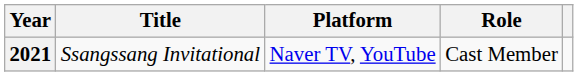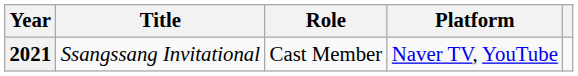columns swapped: (353, 20) <-> (502, 20)
